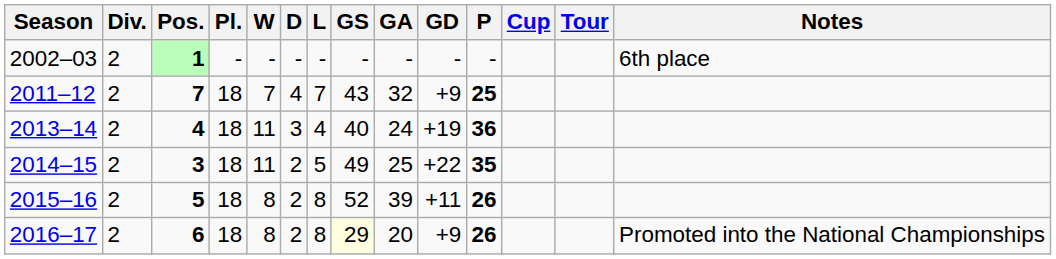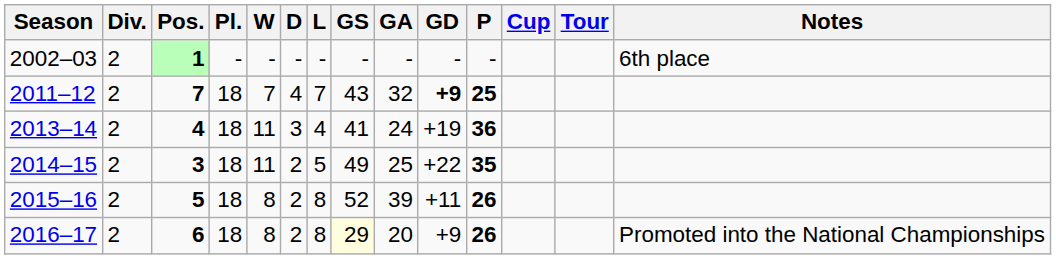(448, 93) normal -> (448, 93) bold
(357, 128) 40 -> (357, 128) 41
